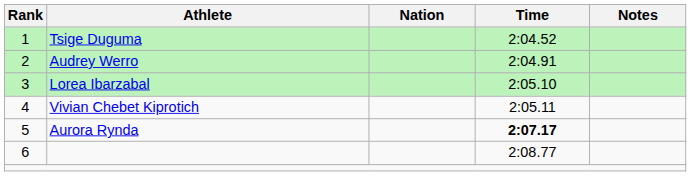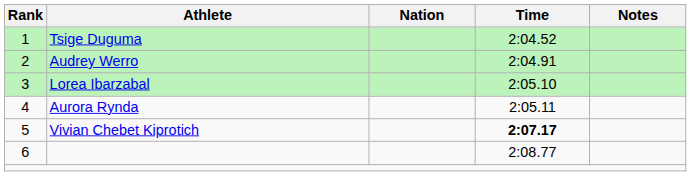(124, 107) Vivian Chebet Kiprotich -> (94, 107) Aurora Rynda
(94, 130) Aurora Rynda -> (124, 130) Vivian Chebet Kiprotich
